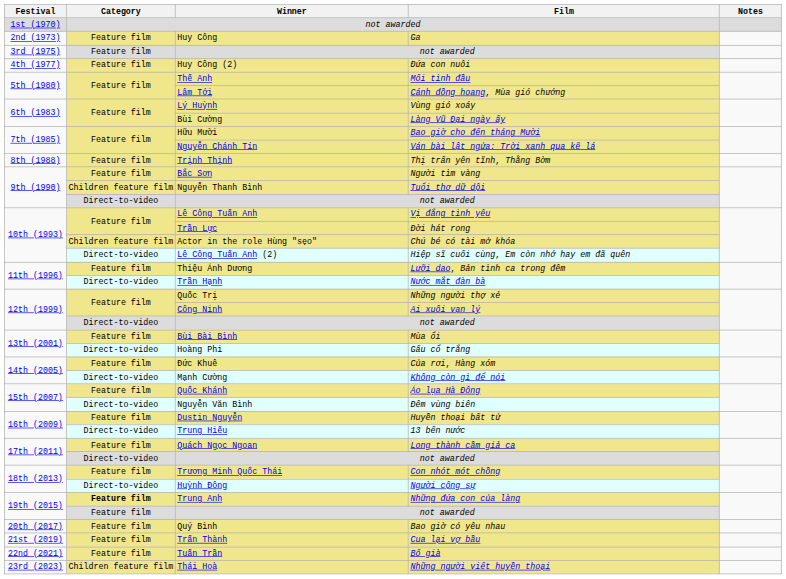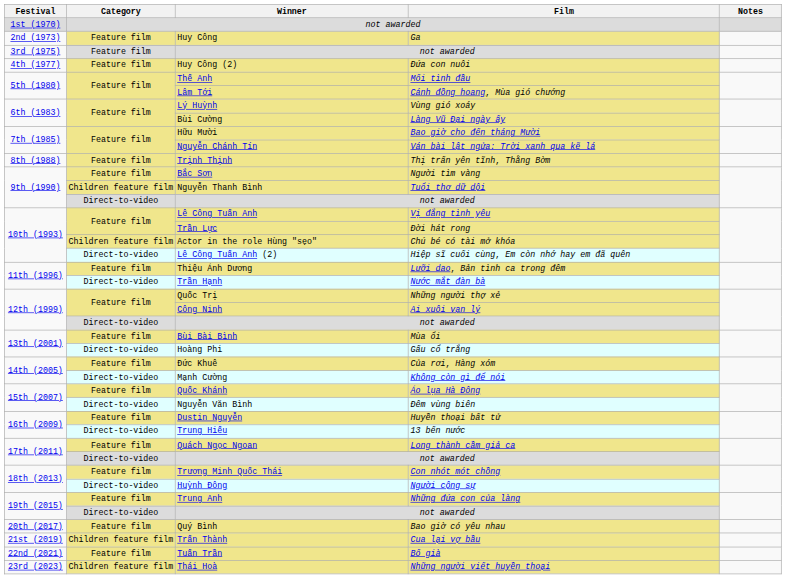(121, 499) bold -> (121, 499) normal
(121, 513) Feature film -> (121, 513) Direct-to-video
(121, 540) Feature film -> (121, 540) Children feature film
